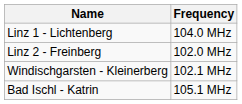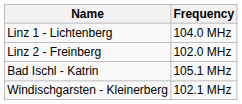rows swapped: (53, 90) <-> (88, 71)
